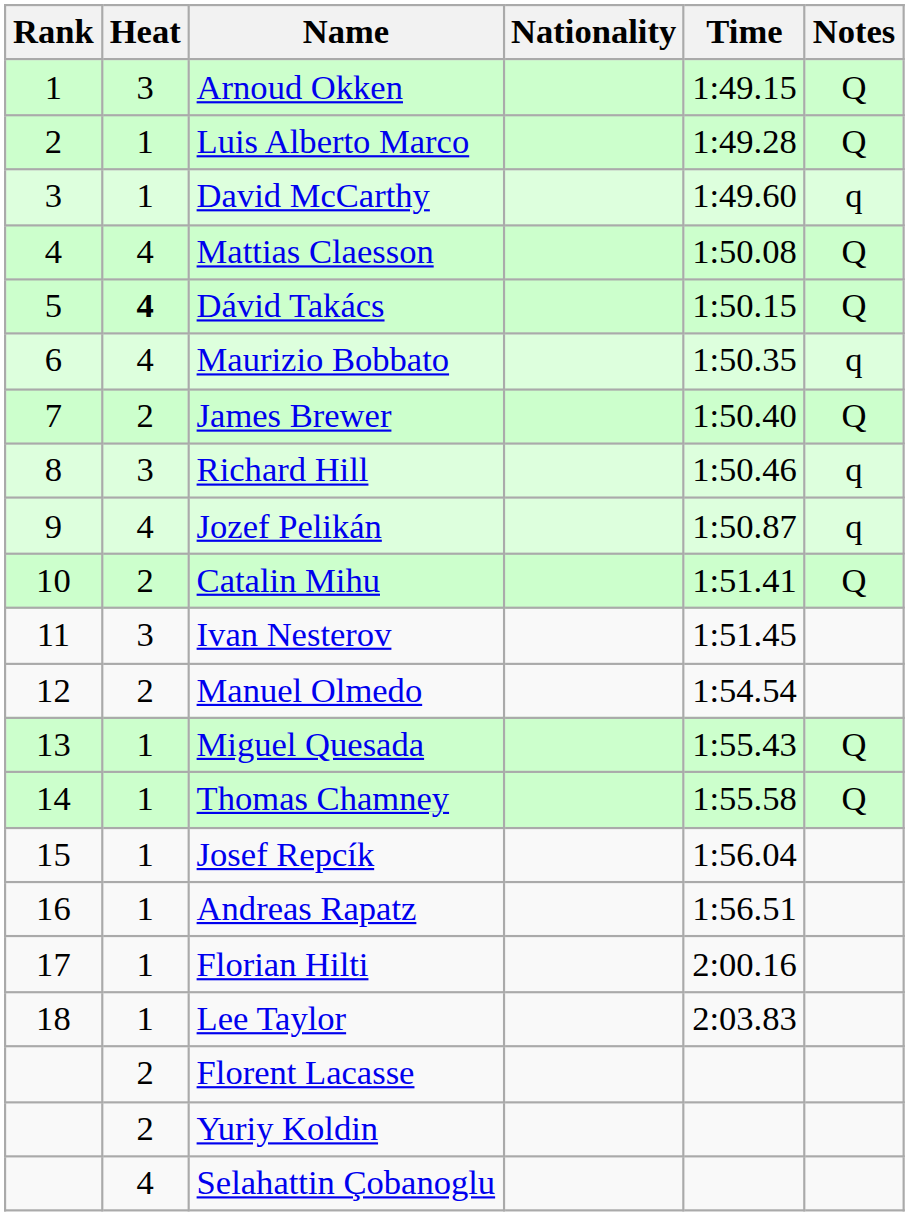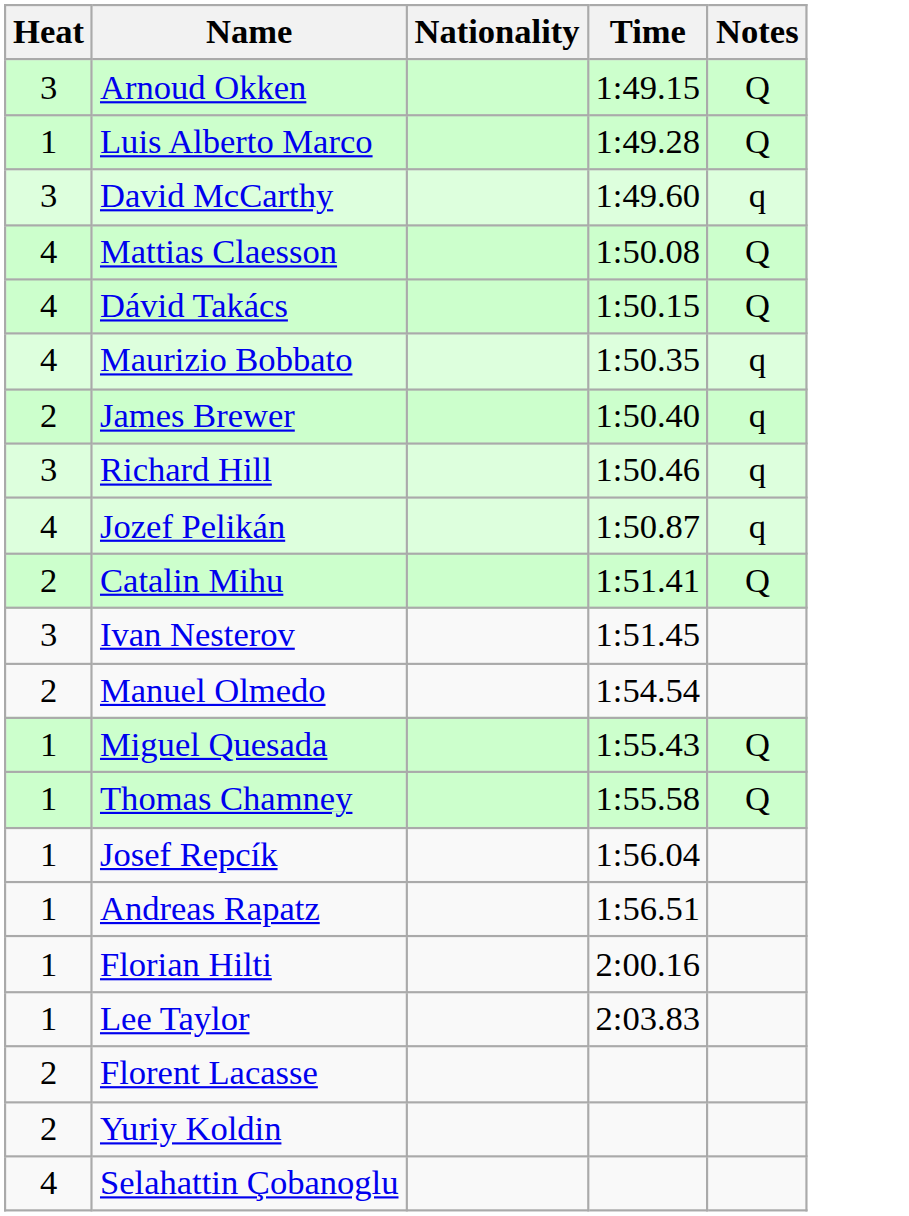- column: (53, 31)
(145, 196) 1 -> (49, 196) 3
(145, 305) bold -> (49, 305) normal
(854, 415) Q -> (757, 415) q
